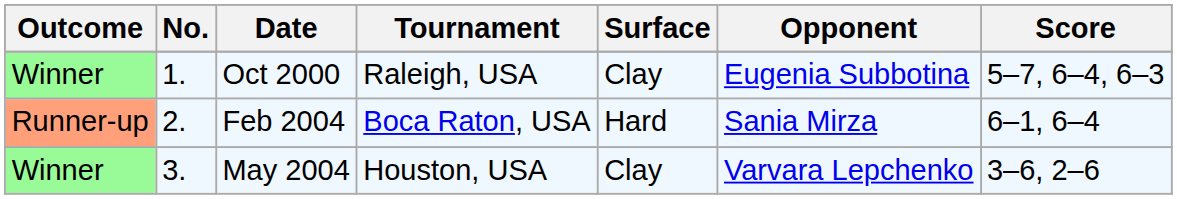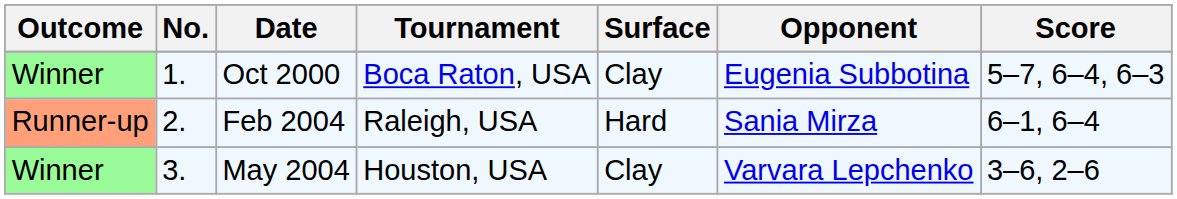(450, 74) Raleigh, USA -> (477, 74) Boca Raton, USA
(477, 121) Boca Raton, USA -> (450, 121) Raleigh, USA
